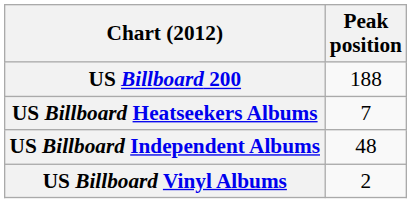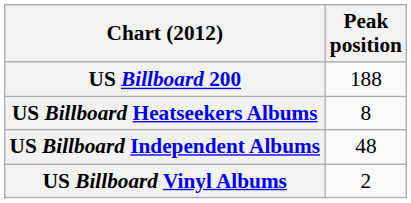(366, 112) 7 -> (366, 112) 8
